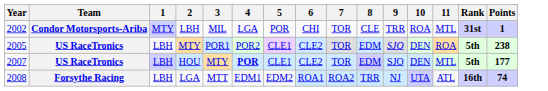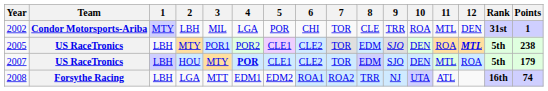+ column: (472, 12)
(502, 61) 177 -> (528, 61) 179
